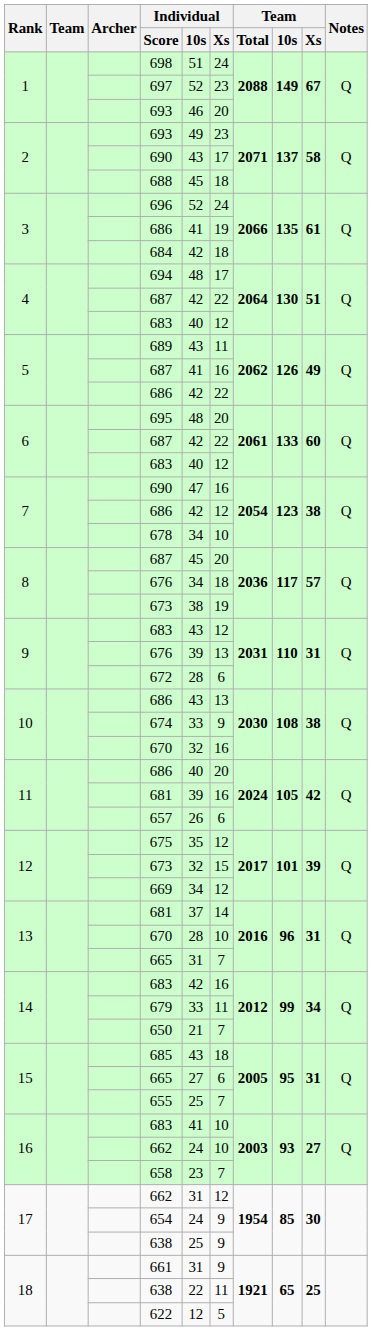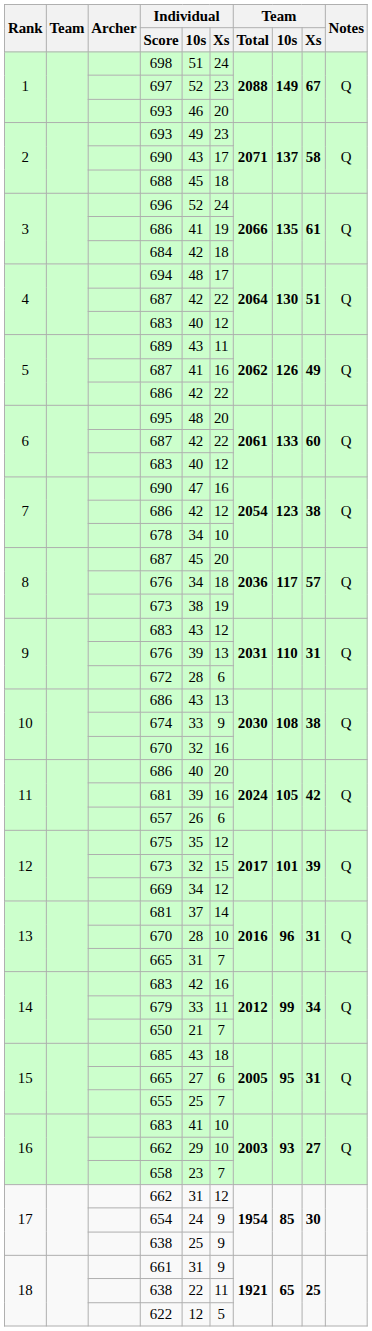(196, 1149) 24 -> (196, 1149) 29
